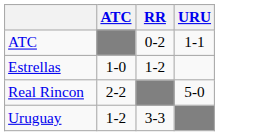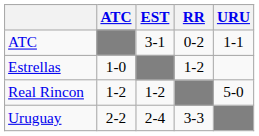+ column: (155, 17)
(116, 93) 2-2 -> (116, 93) 1-2
(116, 118) 1-2 -> (116, 118) 2-2
